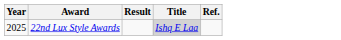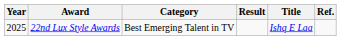+ column: (179, 12)
(177, 27) lightgrey background -> (291, 27) no background
